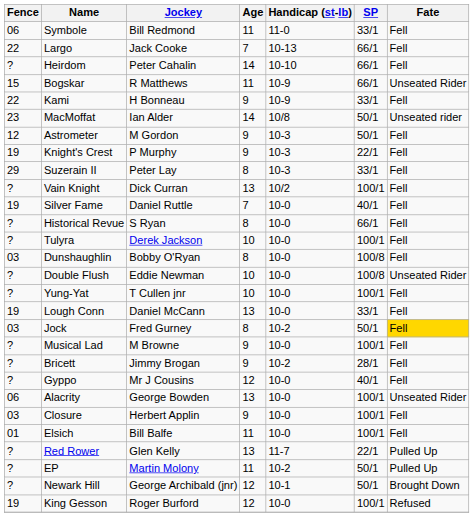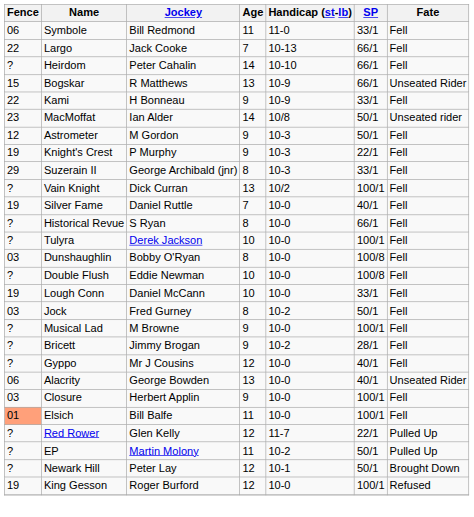(248, 83) 11 -> (249, 83) 13
(153, 170) Peter Lay -> (183, 170) George Archibald (jnr)
(428, 275) Unseated Rider -> (399, 275) Fell
- row: (66, 293)
(249, 310) 13 -> (249, 293) 10
(399, 328) gold background -> (399, 310) no background
(371, 398) 100/1 -> (368, 380) 40/1
(13, 433) no background -> (13, 415) lightsalmon background
(249, 450) 13 -> (249, 433) 12
(183, 485) George Archibald (jnr) -> (153, 468) Peter Lay
